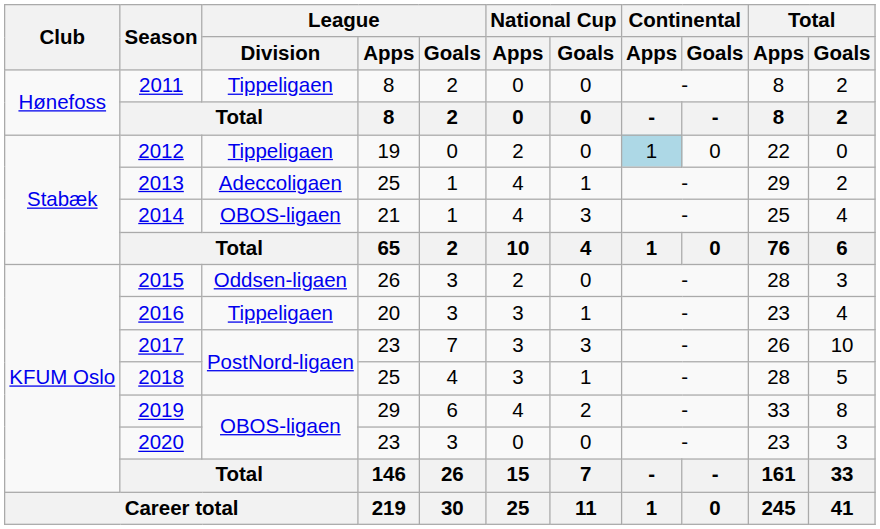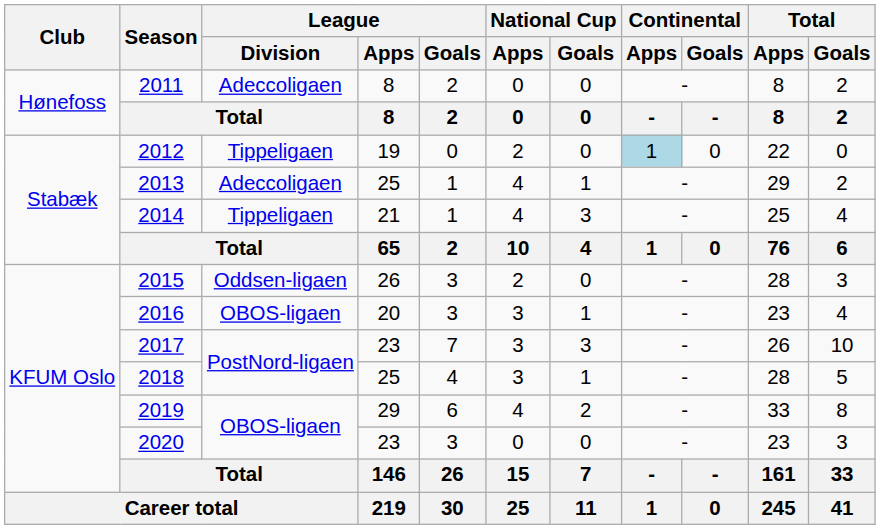(280, 85) Tippeligaen -> (280, 85) Adeccoligaen
(280, 215) OBOS-ligaen -> (280, 215) Tippeligaen
(280, 313) Tippeligaen -> (280, 313) OBOS-ligaen
